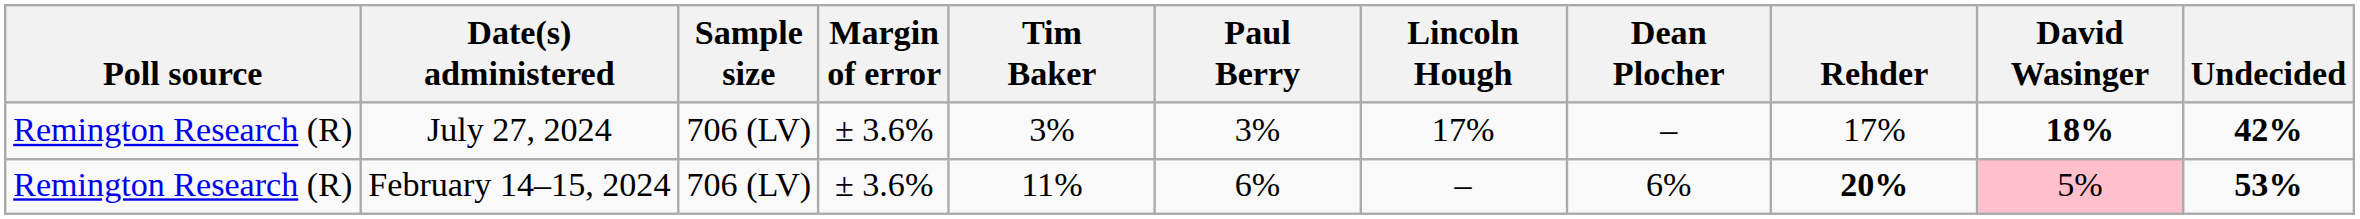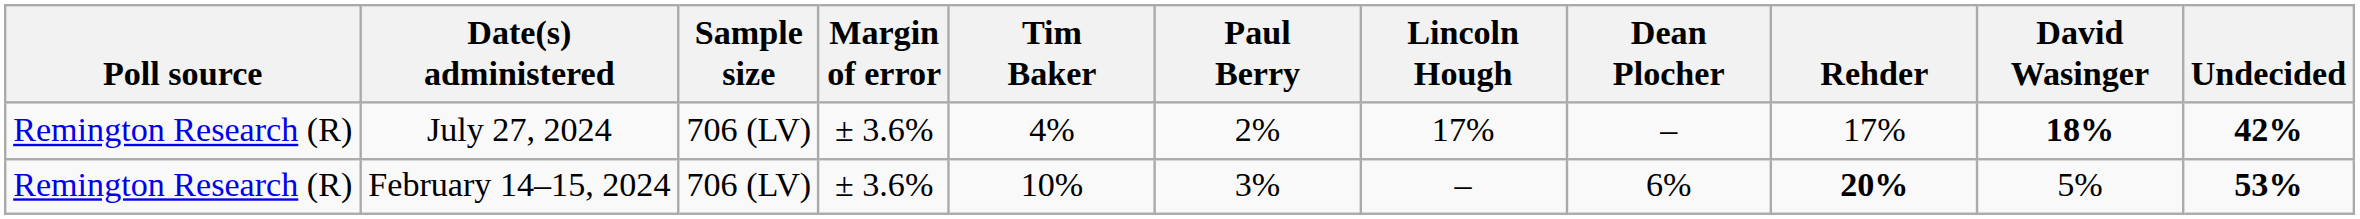(1052, 129) 3% -> (1052, 129) 4%
(1258, 129) 3% -> (1258, 129) 2%
(1052, 185) 11% -> (1052, 185) 10%
(1258, 185) 6% -> (1258, 185) 3%
(2080, 185) pink background -> (2080, 185) no background
